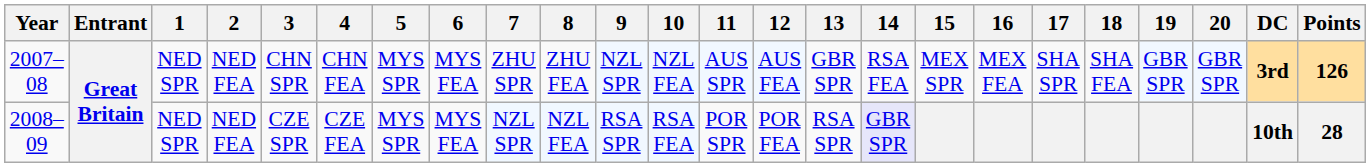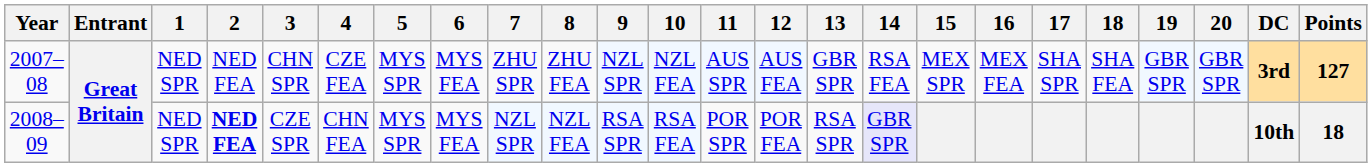(345, 71) CHN FEA -> (346, 71) CZE FEA
(1332, 71) 126 -> (1333, 71) 127
(234, 132) normal -> (234, 132) bold
(345, 132) CZE FEA -> (346, 132) CHN FEA
(1332, 132) 28 -> (1333, 132) 18
